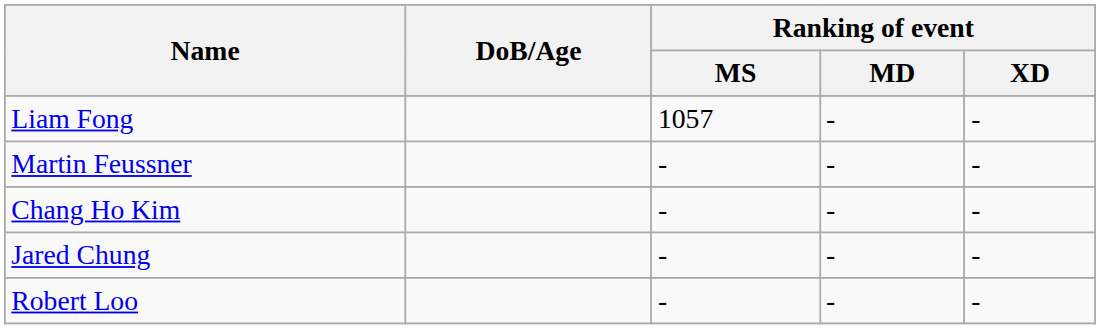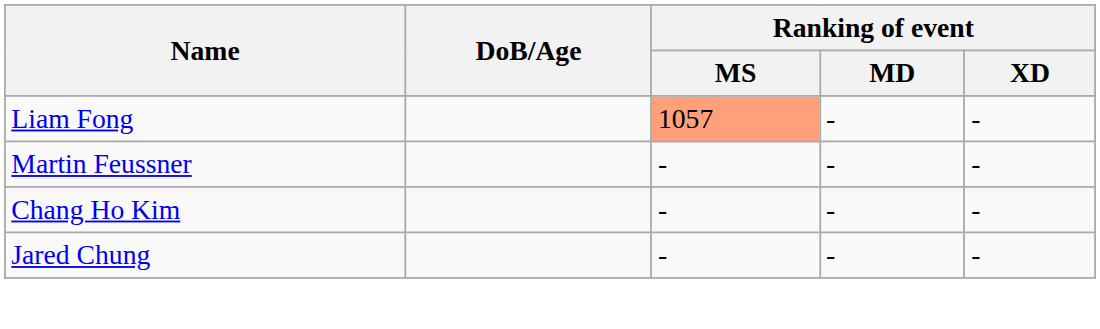(686, 118) no background -> (686, 118) lightsalmon background
- row: (75, 301)
